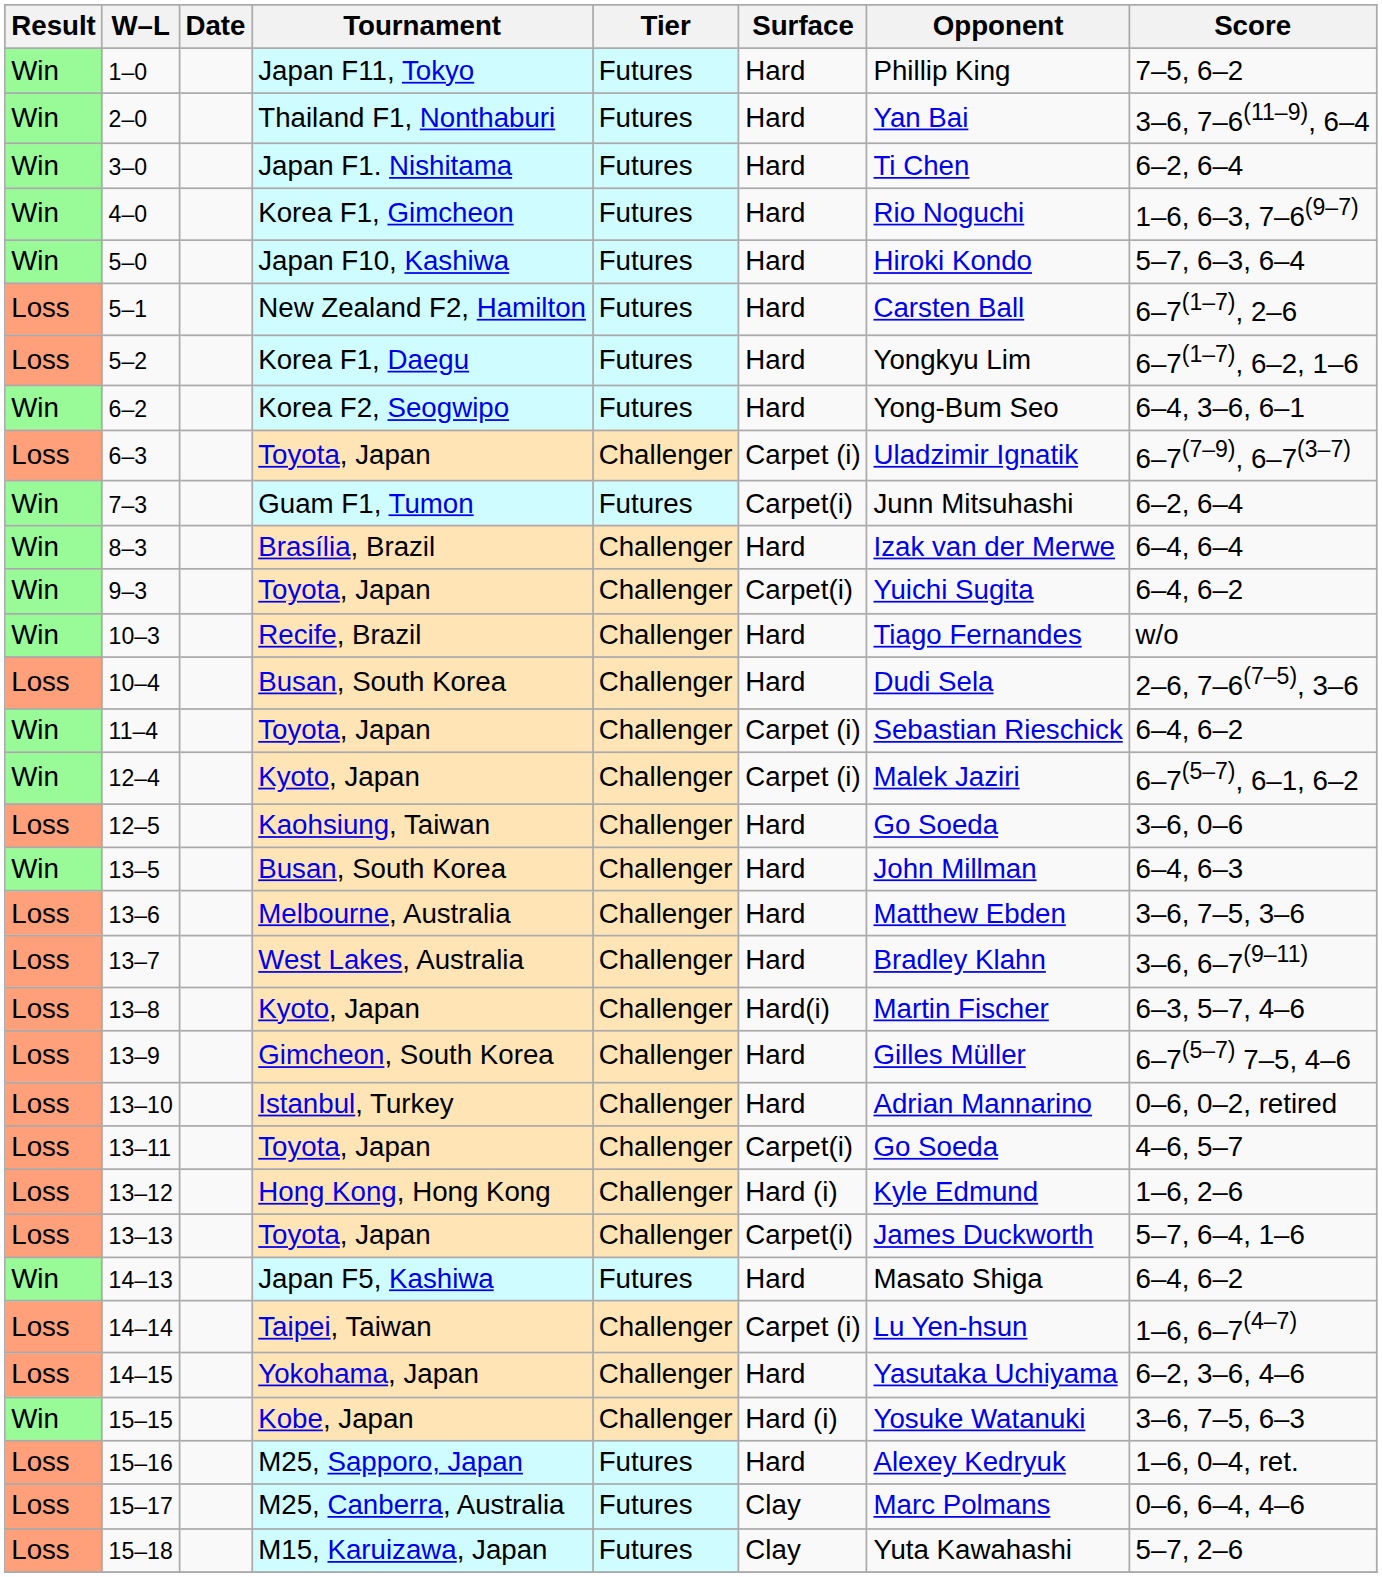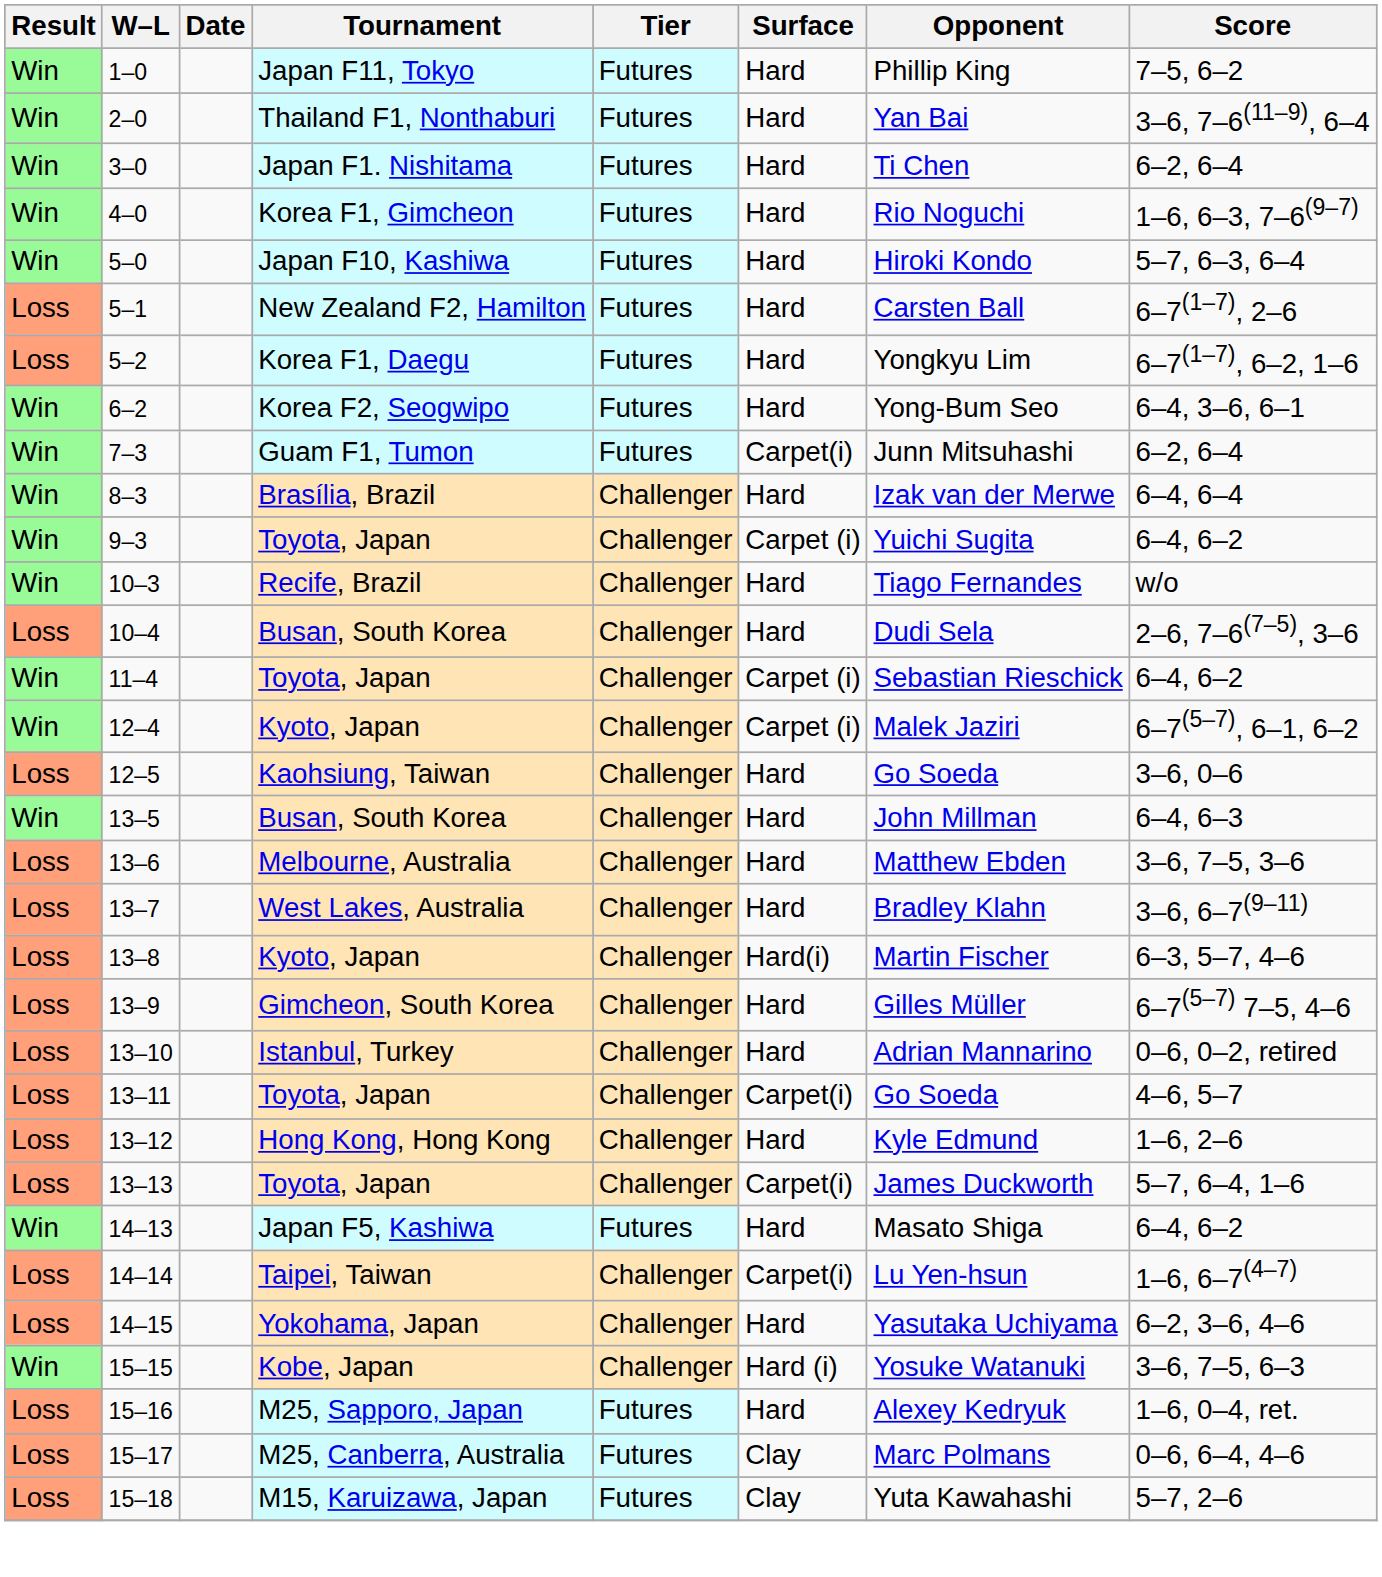- row: (128, 456)
(799, 590) Carpet(i) -> (803, 539) Carpet (i)
(792, 1191) Hard (i) -> (775, 1139) Hard
(803, 1326) Carpet (i) -> (799, 1275) Carpet(i)
